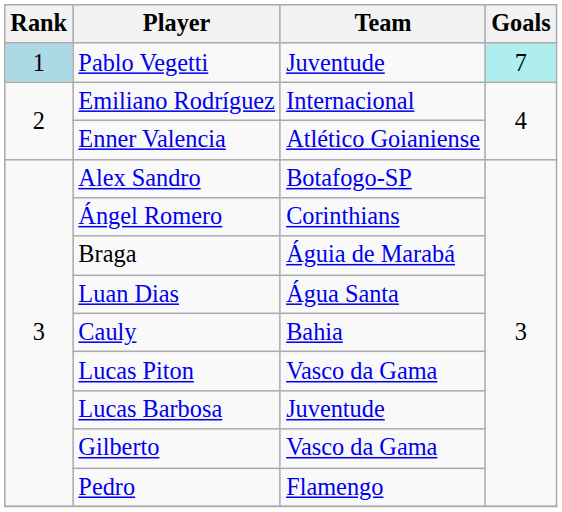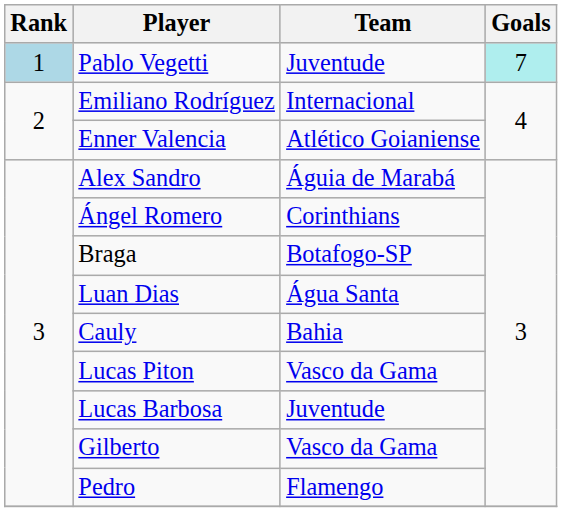(349, 178) Botafogo-SP -> (371, 178) Águia de Marabá
(371, 255) Águia de Marabá -> (349, 255) Botafogo-SP
